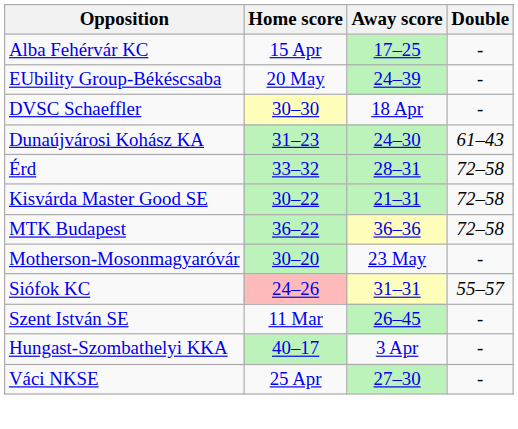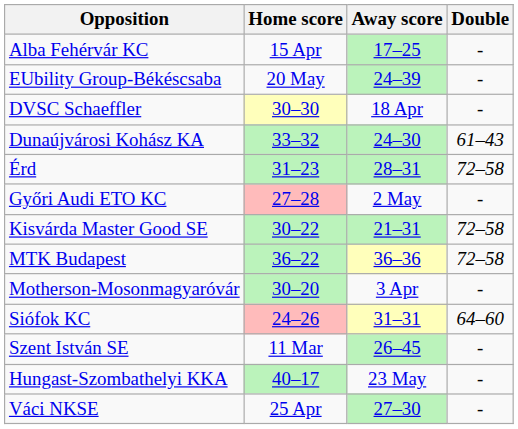(296, 139) 31–23 -> (296, 139) 33–32
(296, 169) 33–32 -> (296, 169) 31–23
+ row: (88, 199)
(397, 259) 23 May -> (397, 288) 3 Apr
(480, 288) 55–57 -> (480, 318) 64–60
(397, 348) 3 Apr -> (397, 378) 23 May
